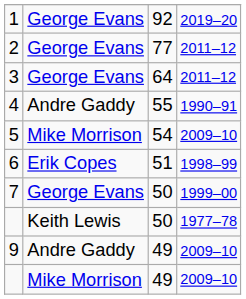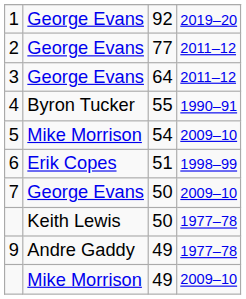(81, 105) Andre Gaddy -> (81, 105) Byron Tucker
(209, 193) 1999–00 -> (209, 193) 2009–10
(209, 250) 2009–10 -> (209, 250) 1977–78
